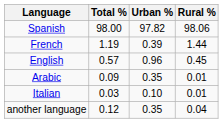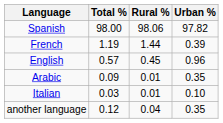columns swapped: (152, 12) <-> (197, 12)
